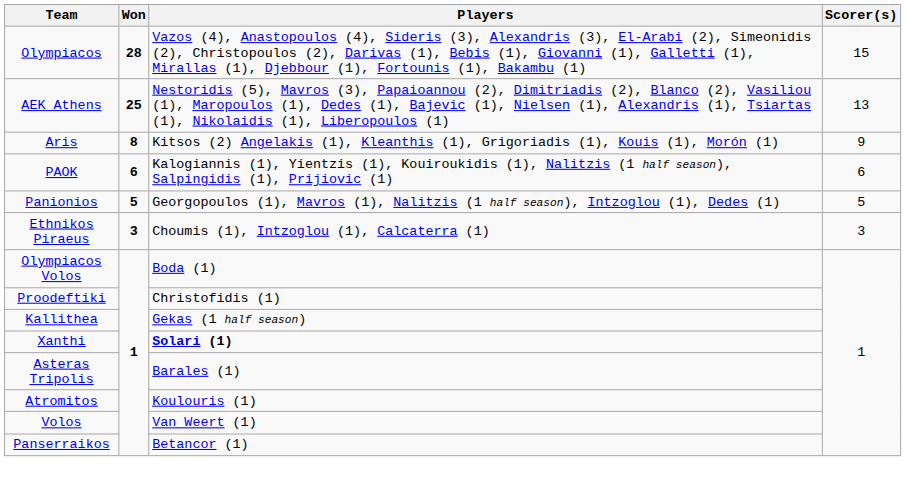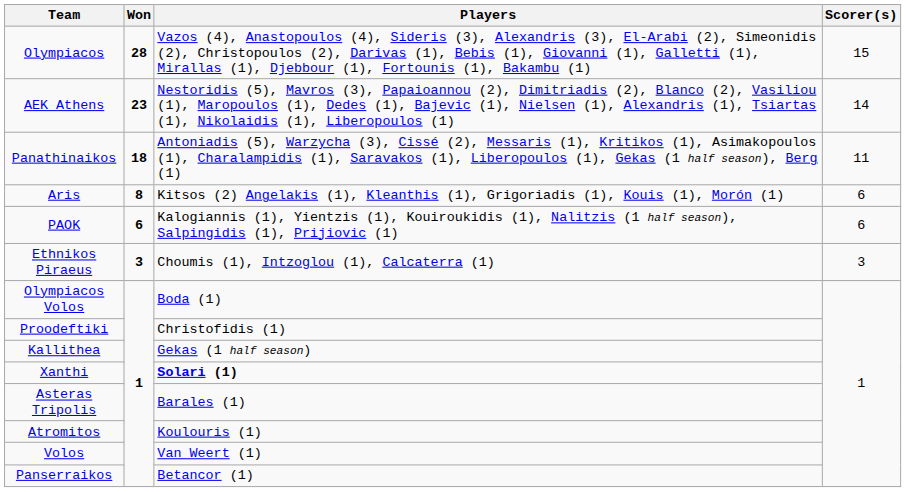(134, 105) 25 -> (139, 105) 23
(861, 105) 13 -> (861, 105) 14
+ row: (64, 158)
(861, 143) 9 -> (861, 195) 6
- row: (62, 202)
